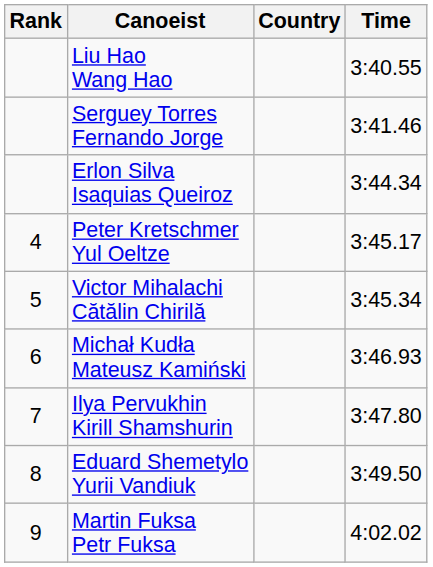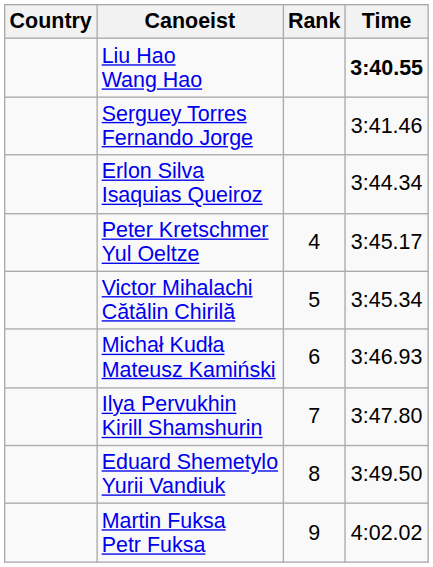columns swapped: (36, 21) <-> (299, 21)
(386, 67) normal -> (387, 67) bold
